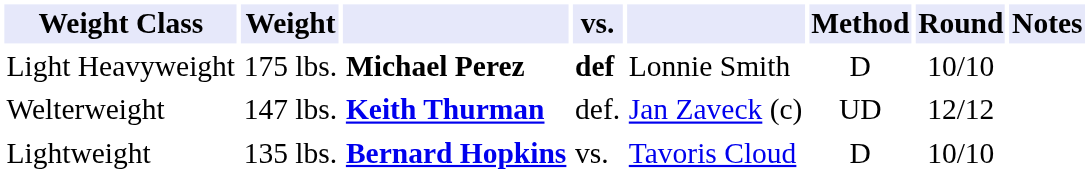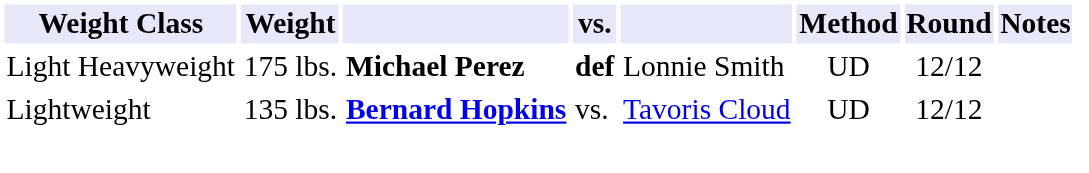(860, 66) D -> (848, 66) UD
(961, 66) 10/10 -> (949, 66) 12/12
- row: (86, 110)
(860, 153) D -> (848, 110) UD
(961, 153) 10/10 -> (949, 110) 12/12
